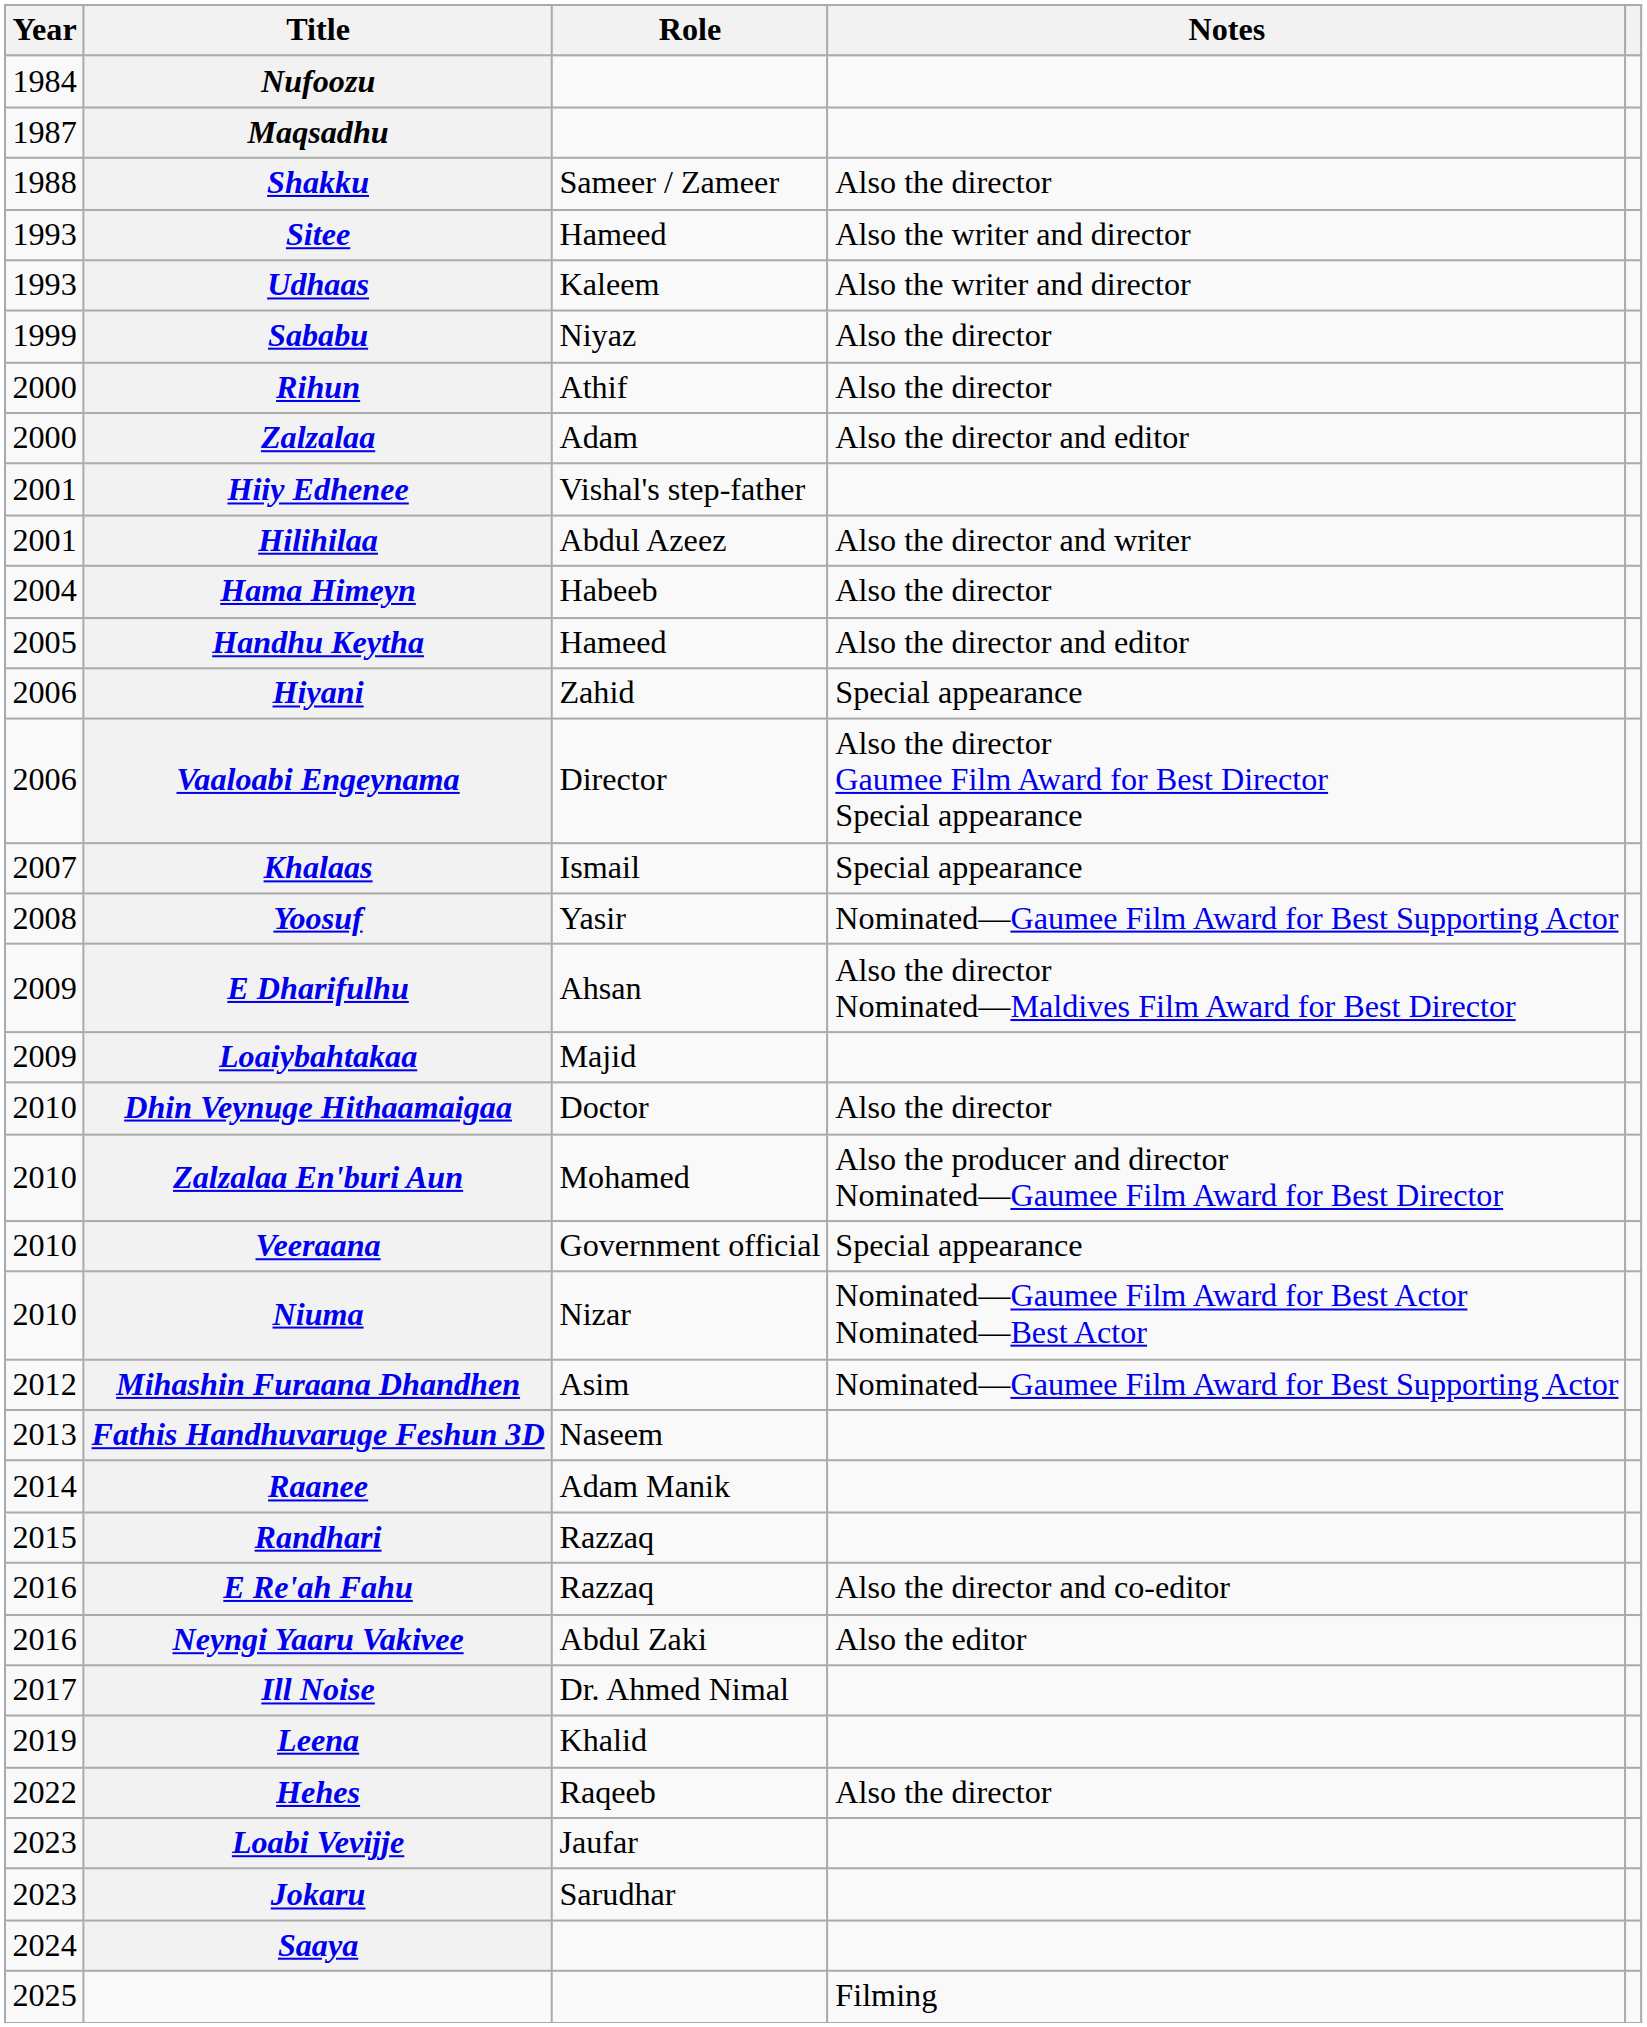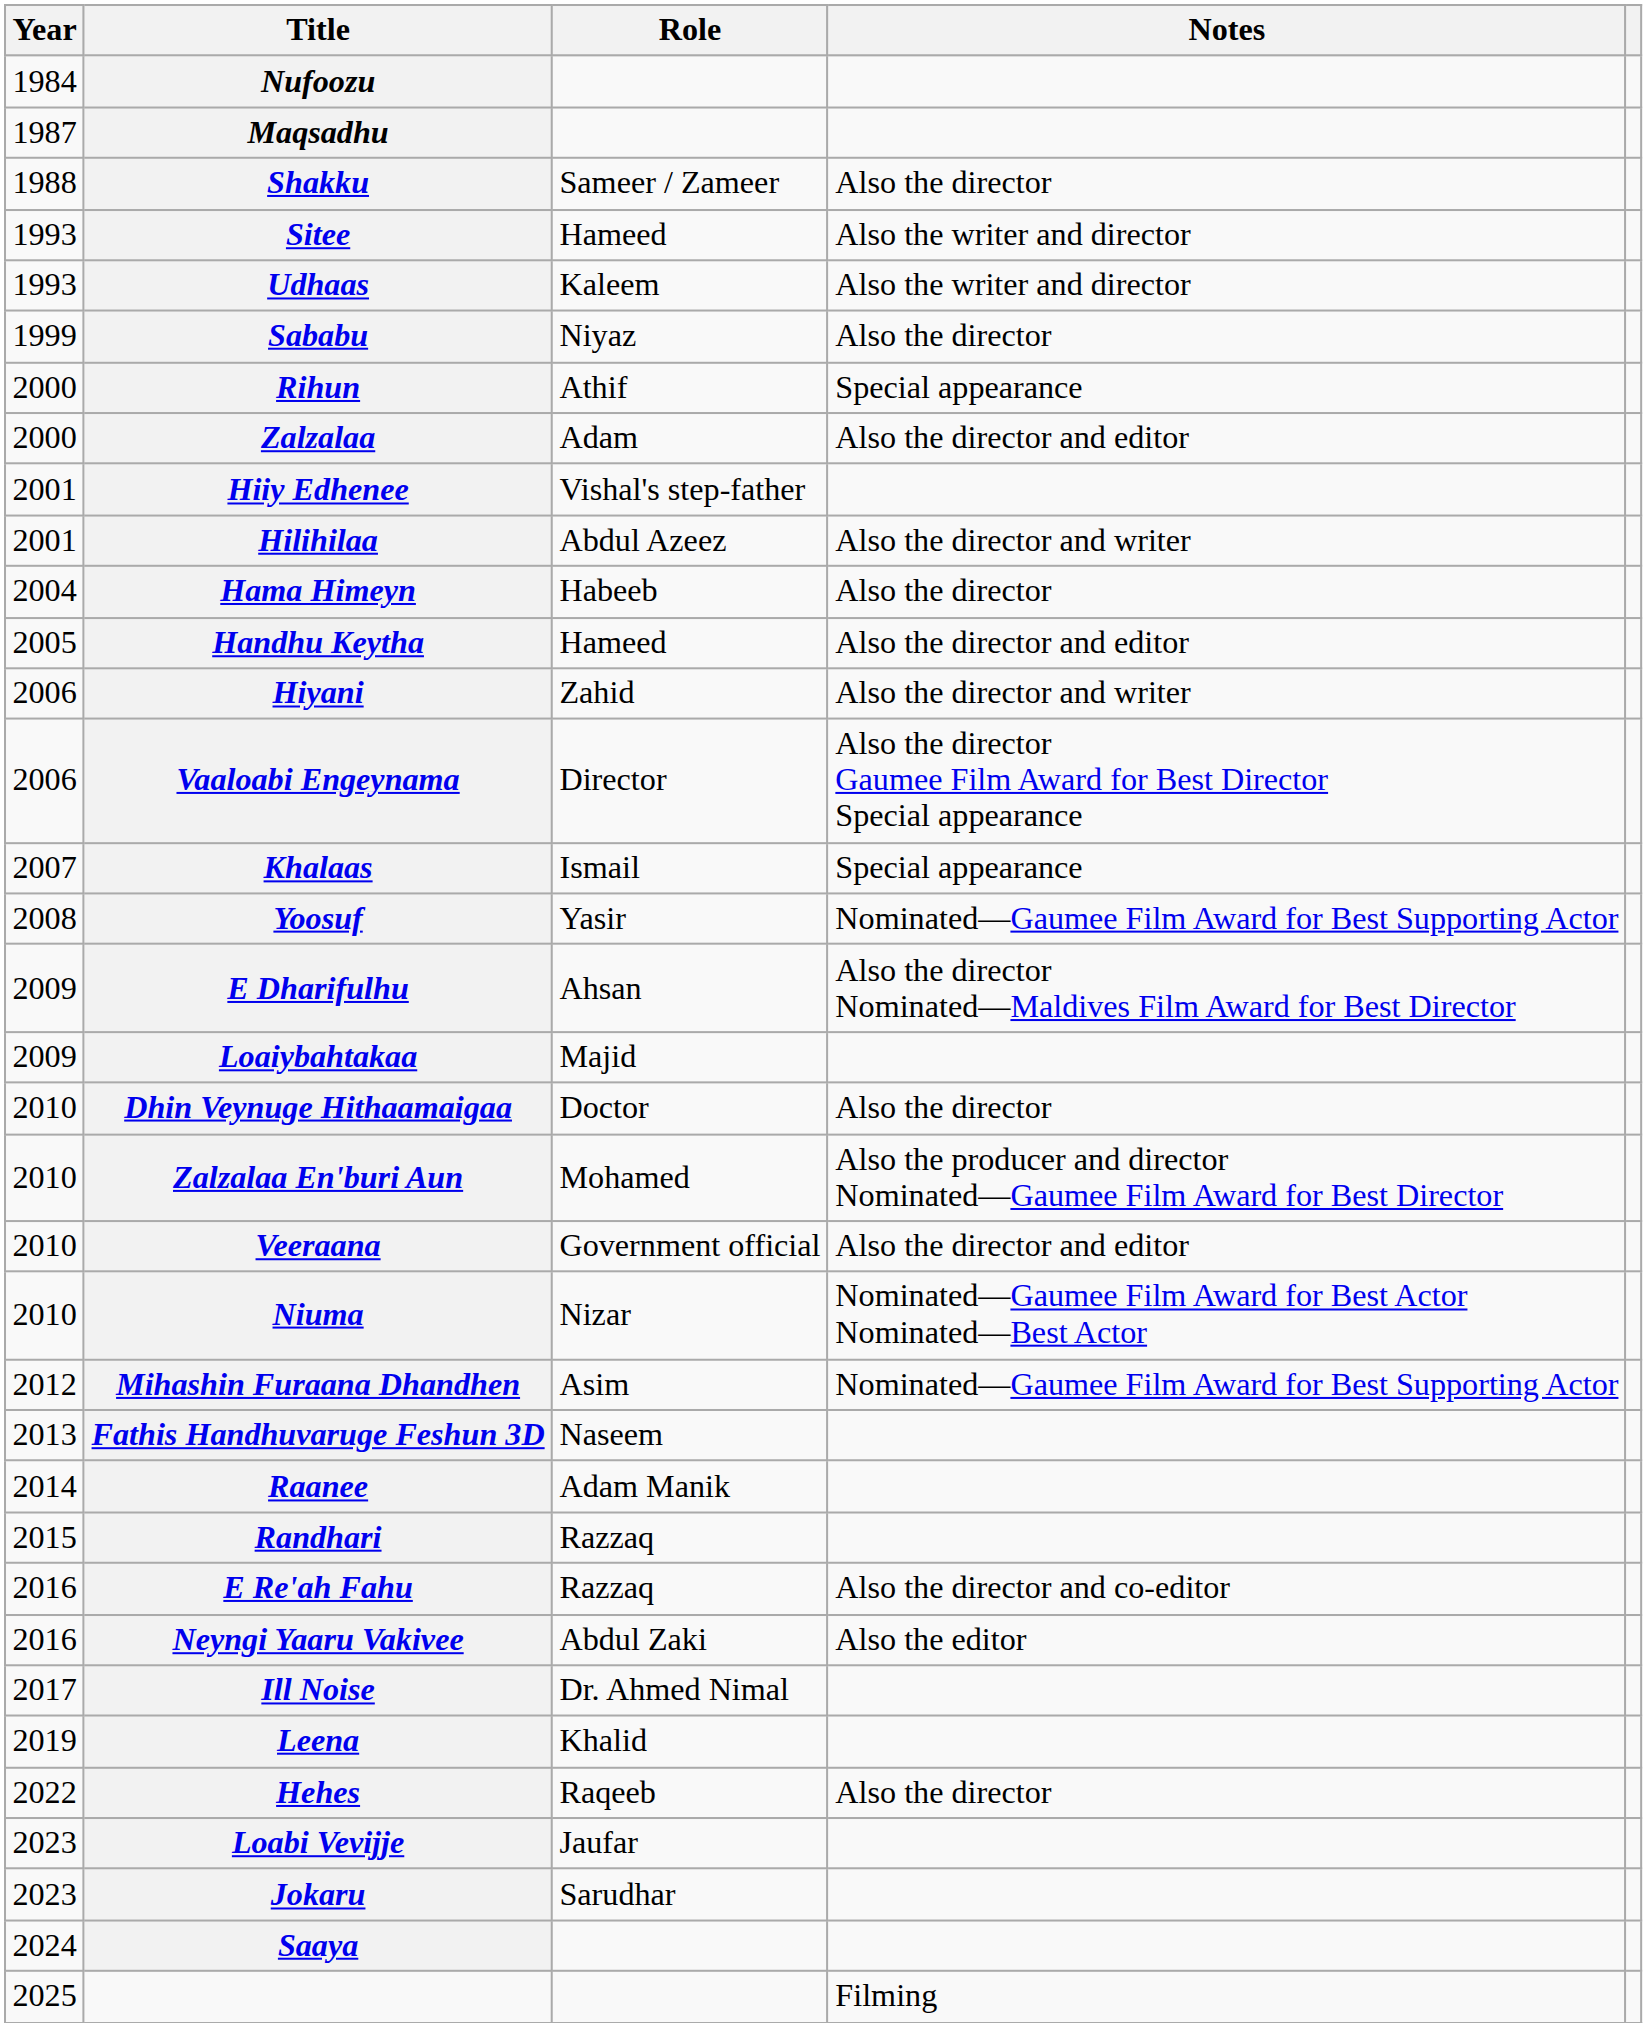(943, 387) Also the director -> (959, 387) Special appearance
(959, 693) Special appearance -> (1013, 693) Also the director and writer
(959, 1245) Special appearance -> (1012, 1245) Also the director and editor
